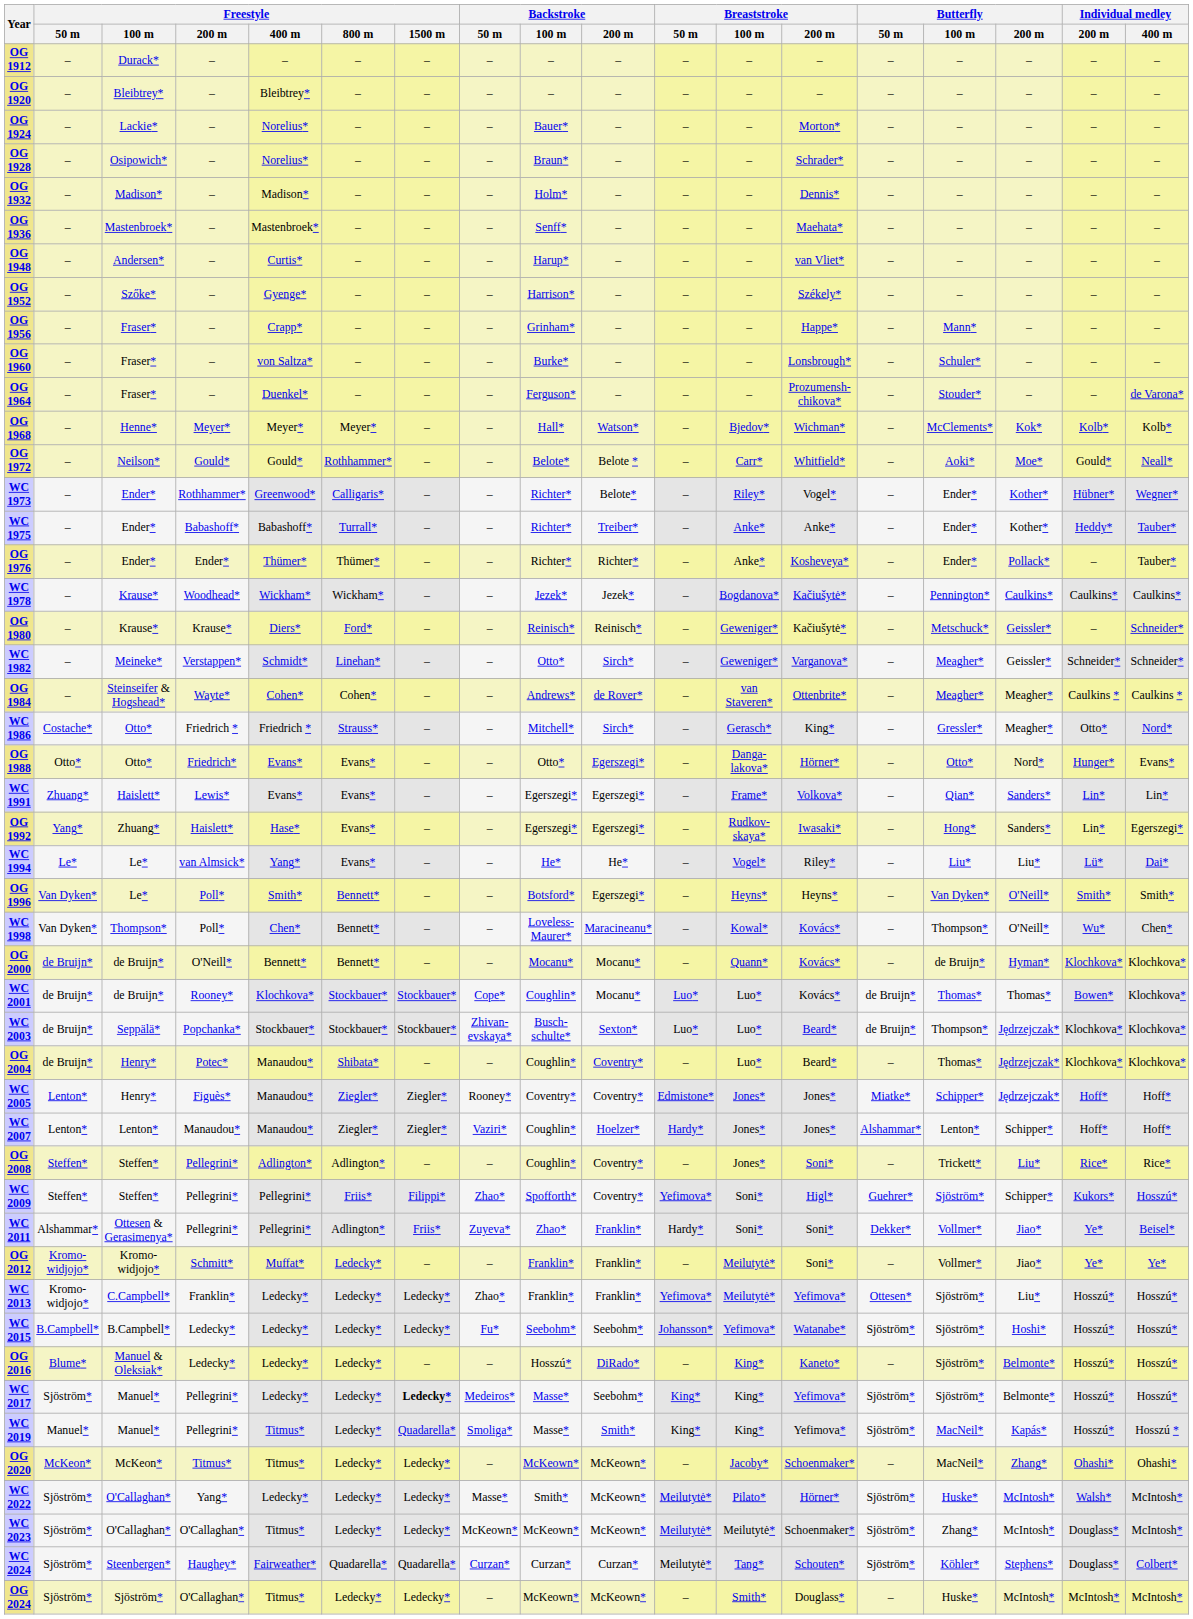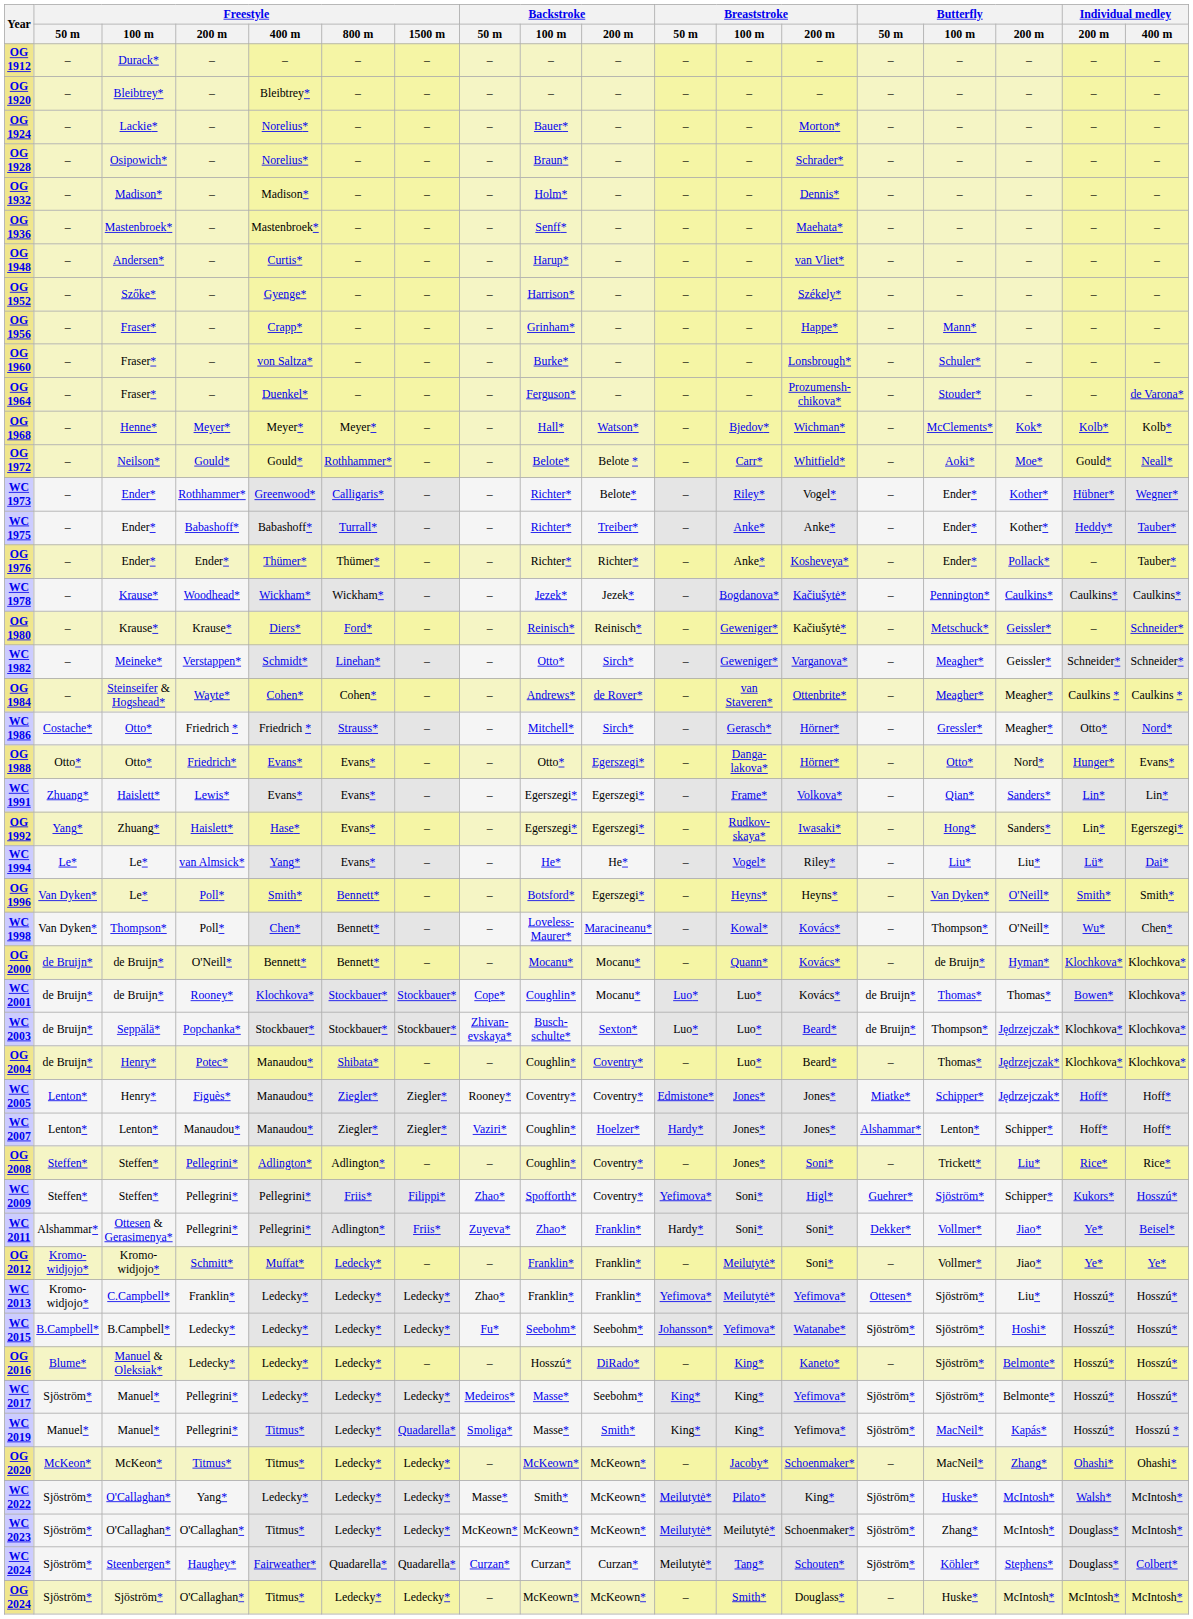(820, 728) King* -> (820, 728) Hörner*
(427, 1397) bold -> (427, 1397) normal
(820, 1497) Hörner* -> (820, 1497) King*
